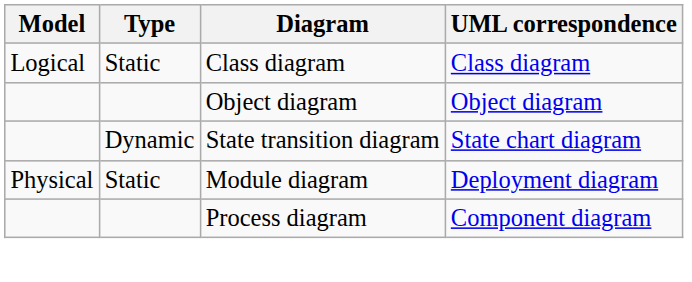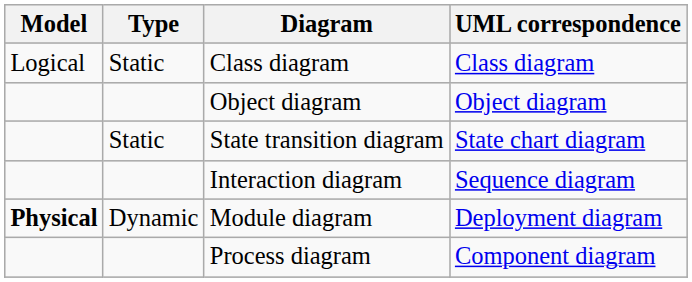(150, 140) Dynamic -> (137, 140) Static
+ row: (306, 179)
(52, 179) normal -> (54, 218) bold
(133, 179) Static -> (154, 218) Dynamic
